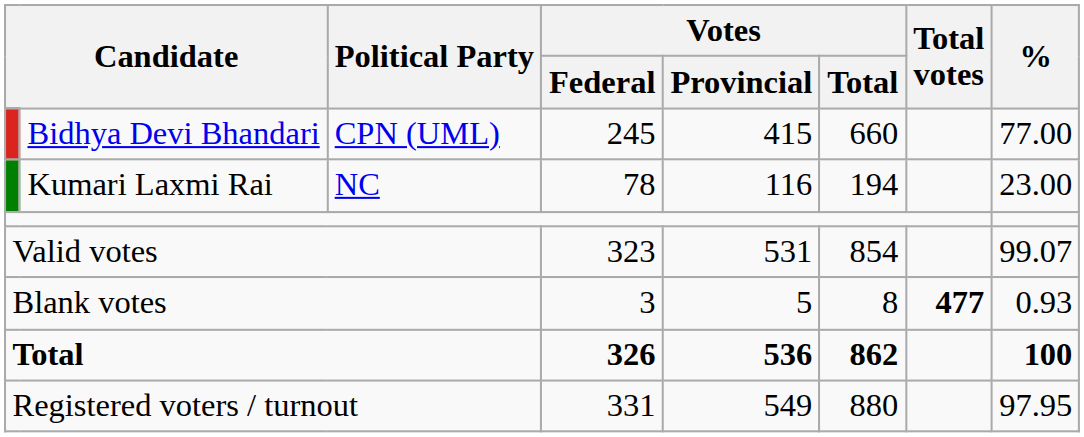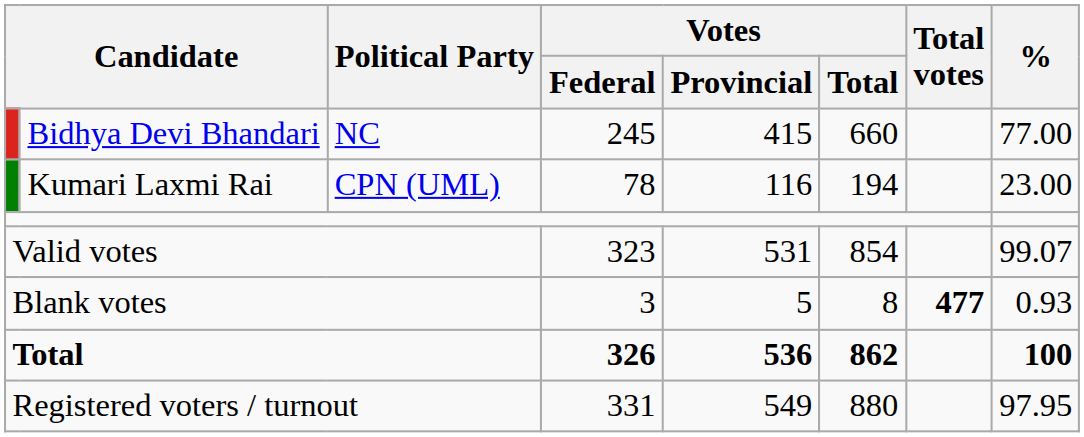(417, 133) CPN (UML) -> (357, 133) NC
(357, 184) NC -> (417, 184) CPN (UML)
